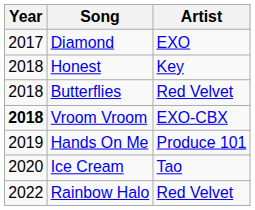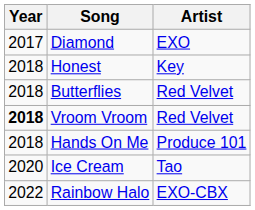(192, 117) EXO-CBX -> (195, 117) Red Velvet
(26, 142) 2019 -> (26, 142) 2018
(195, 192) Red Velvet -> (192, 192) EXO-CBX
